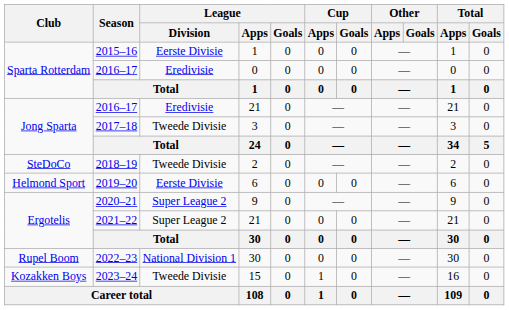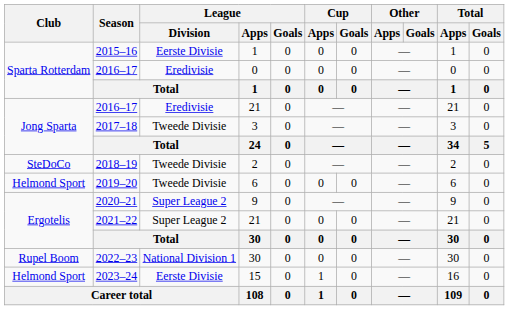(189, 182) Eerste Divisie -> (189, 182) Tweede Divisie
(49, 276) Kozakken Boys -> (49, 276) Helmond Sport
(189, 276) Tweede Divisie -> (189, 276) Eerste Divisie
